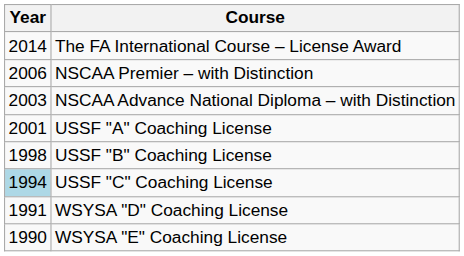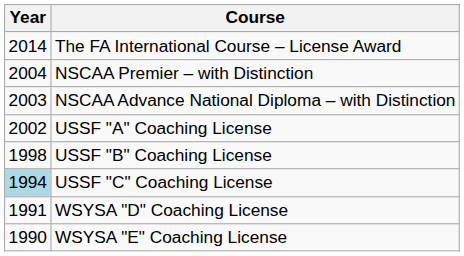(28, 73) 2006 -> (28, 73) 2004
(28, 127) 2001 -> (28, 127) 2002
